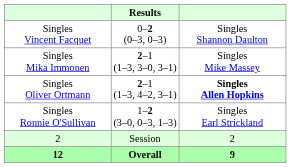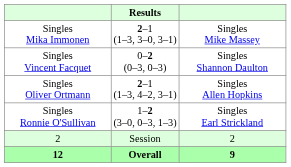rows swapped: (58, 61) <-> (58, 34)
(232, 89) bold -> (232, 89) normal
